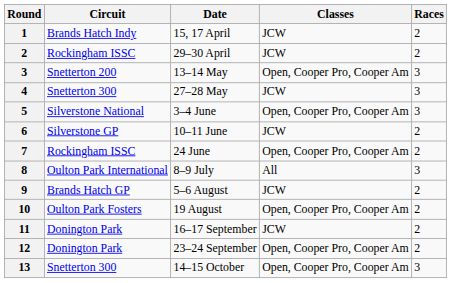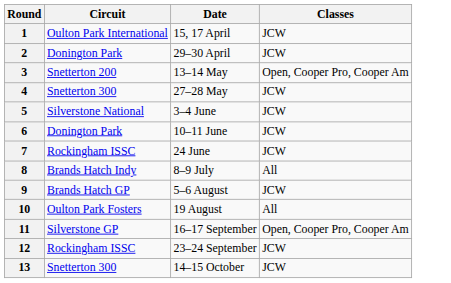- column: (429, 13)
(92, 33) Brands Hatch Indy -> (107, 33) Oulton Park International
(91, 52) Rockingham ISSC -> (85, 52) Donington Park
(335, 111) Open, Cooper Pro, Cooper Am -> (274, 111) JCW
(83, 130) Silverstone GP -> (85, 130) Donington Park
(335, 150) Open, Cooper Pro, Cooper Am -> (274, 150) JCW
(107, 170) Oulton Park International -> (92, 170) Brands Hatch Indy
(335, 209) Open, Cooper Pro, Cooper Am -> (270, 209) All
(85, 228) Donington Park -> (83, 228) Silverstone GP
(274, 228) JCW -> (335, 228) Open, Cooper Pro, Cooper Am
(85, 248) Donington Park -> (91, 248) Rockingham ISSC
(335, 248) Open, Cooper Pro, Cooper Am -> (274, 248) JCW
(335, 267) Open, Cooper Pro, Cooper Am -> (274, 267) JCW
